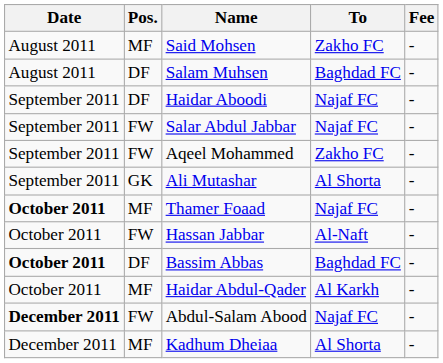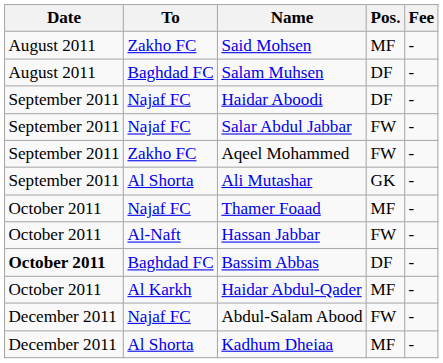columns swapped: (143, 18) <-> (358, 18)
(57, 208) bold -> (55, 208) normal
(64, 316) bold -> (63, 316) normal
